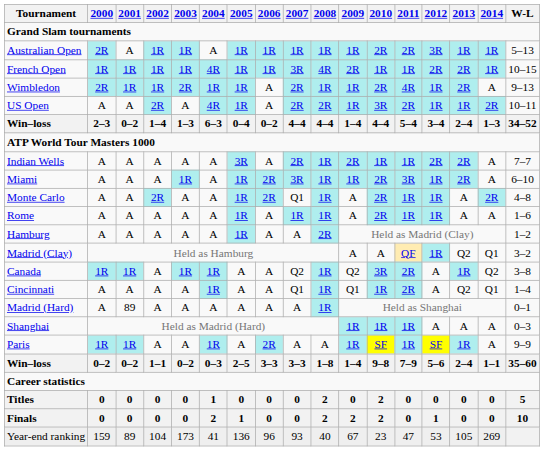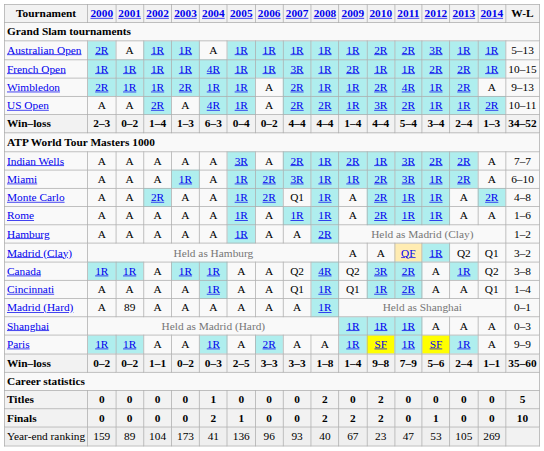(325, 68) 4R -> (325, 68) 1R
(408, 160) 1R -> (408, 160) 3R
(325, 270) 1R -> (325, 270) 4R
(464, 289) Q2 -> (464, 289) A
